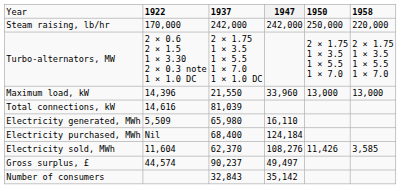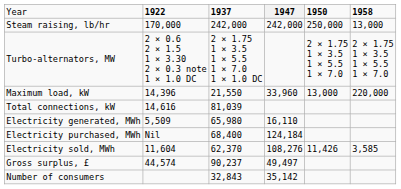(370, 25) 220,000 -> (368, 25) 13,000
(368, 93) 13,000 -> (370, 93) 220,000
